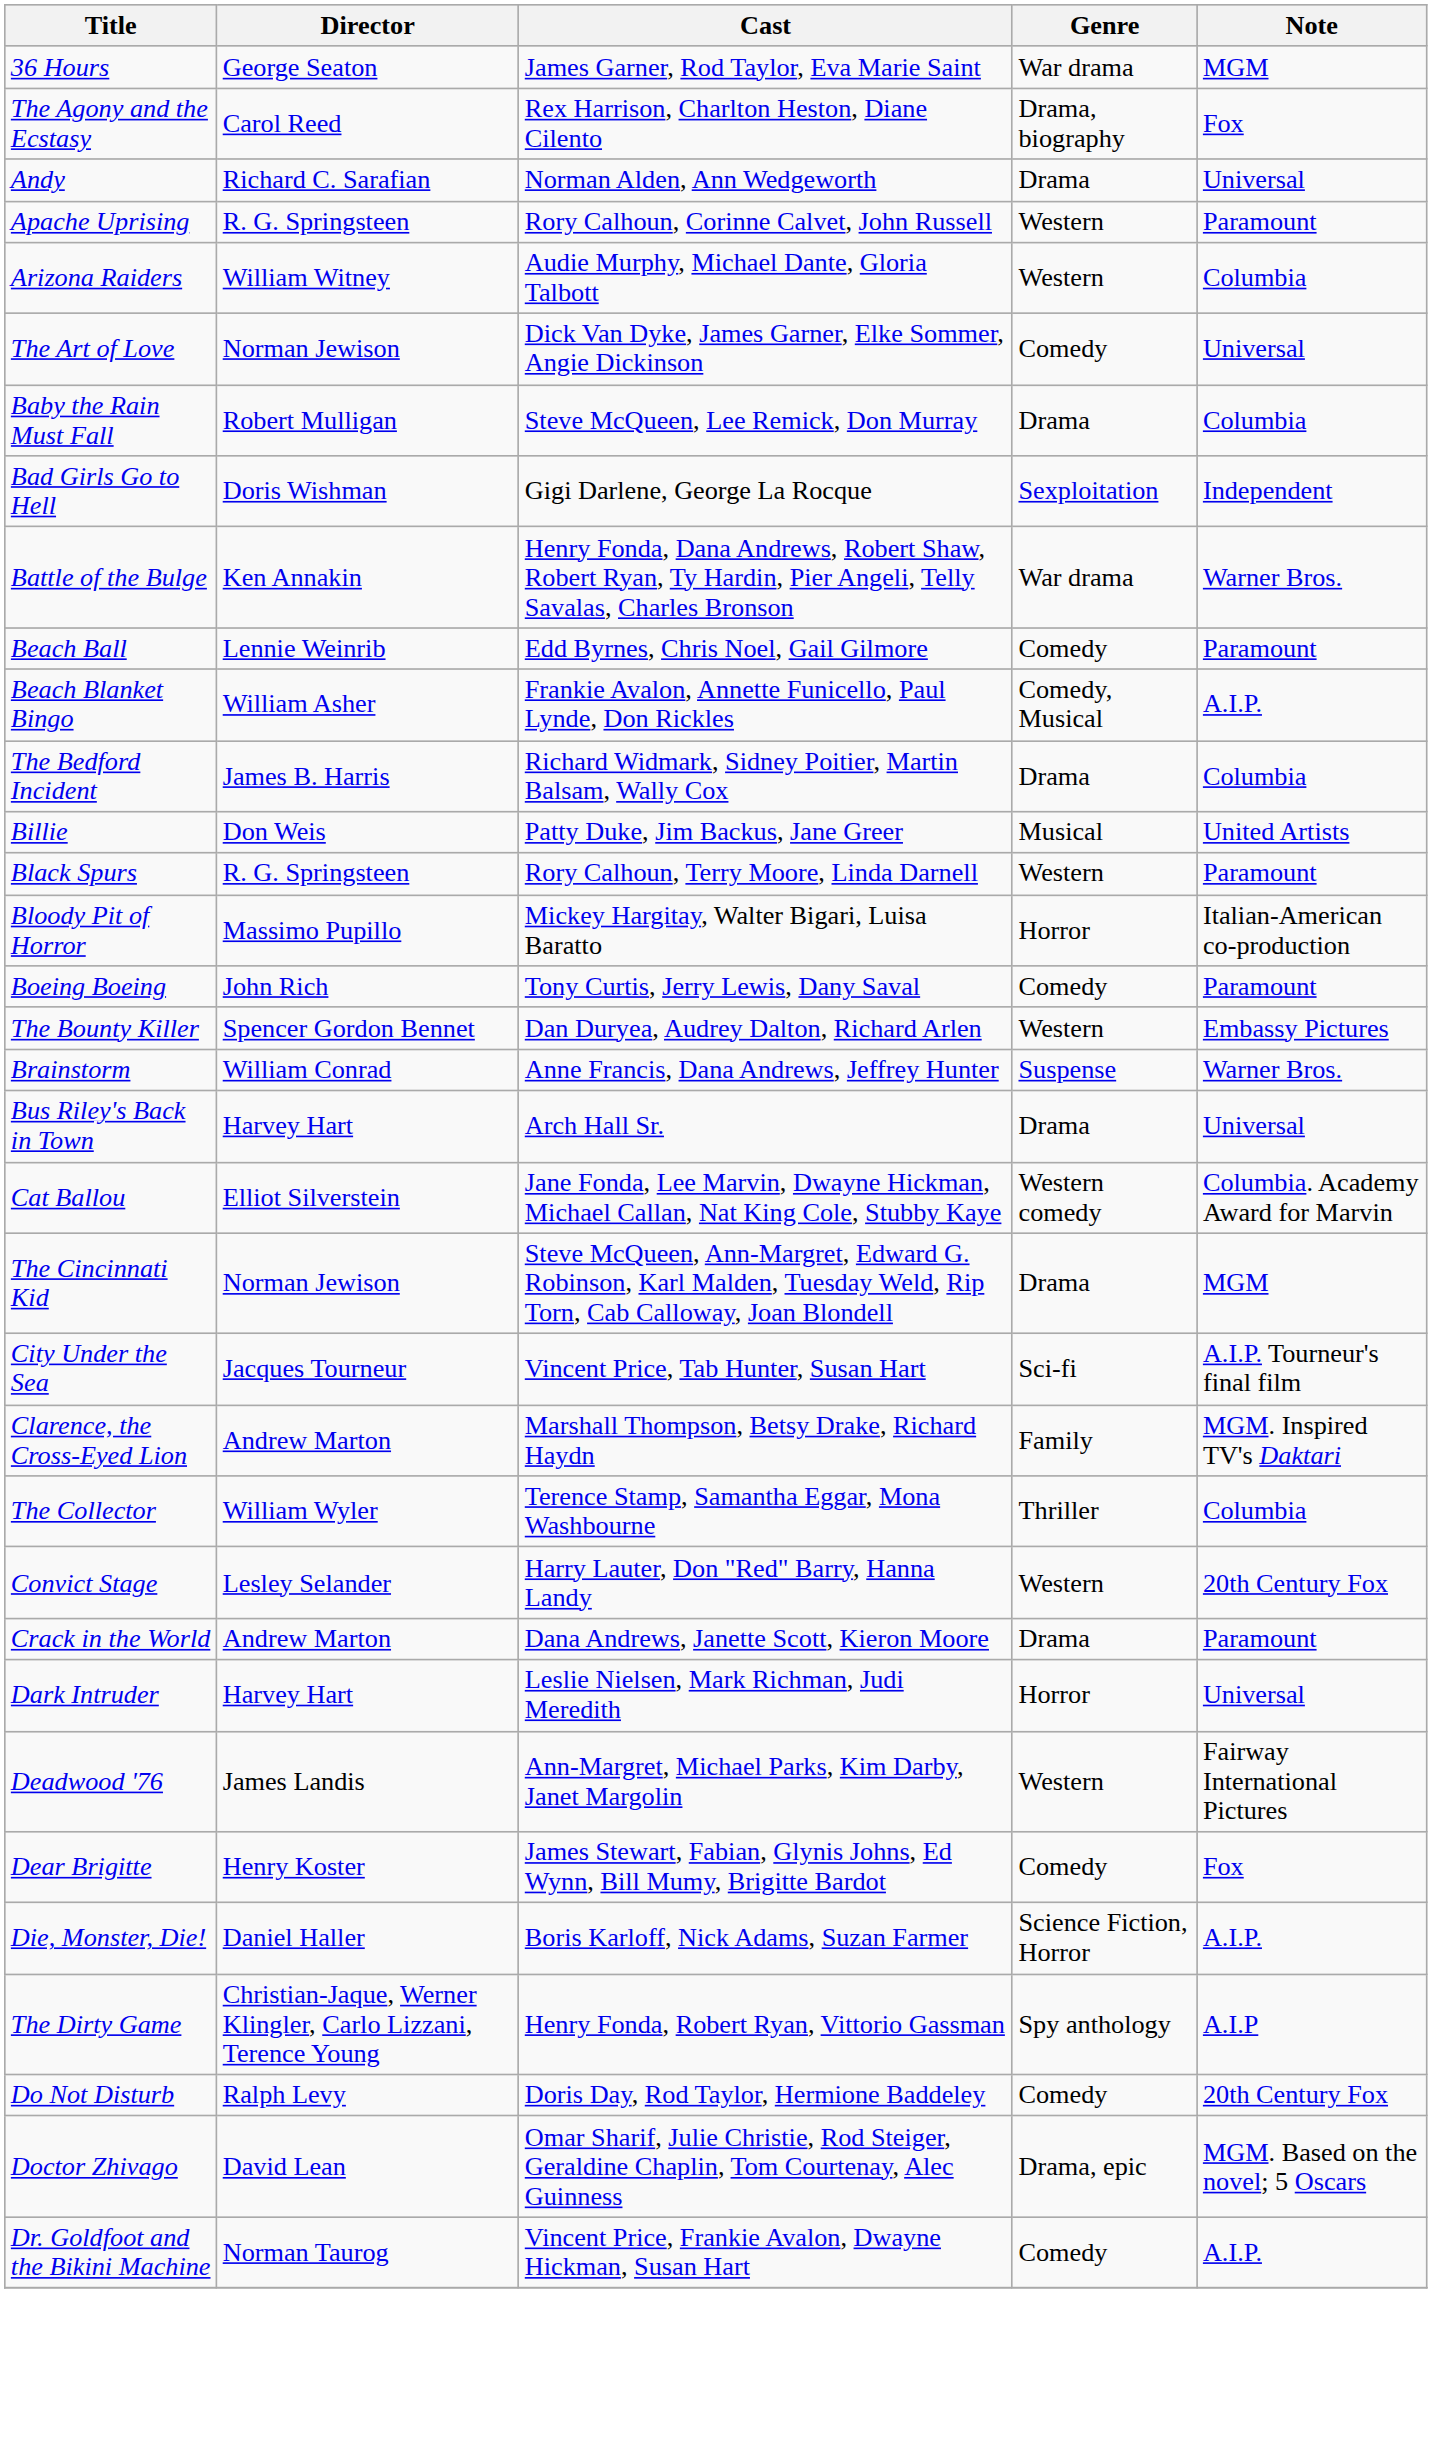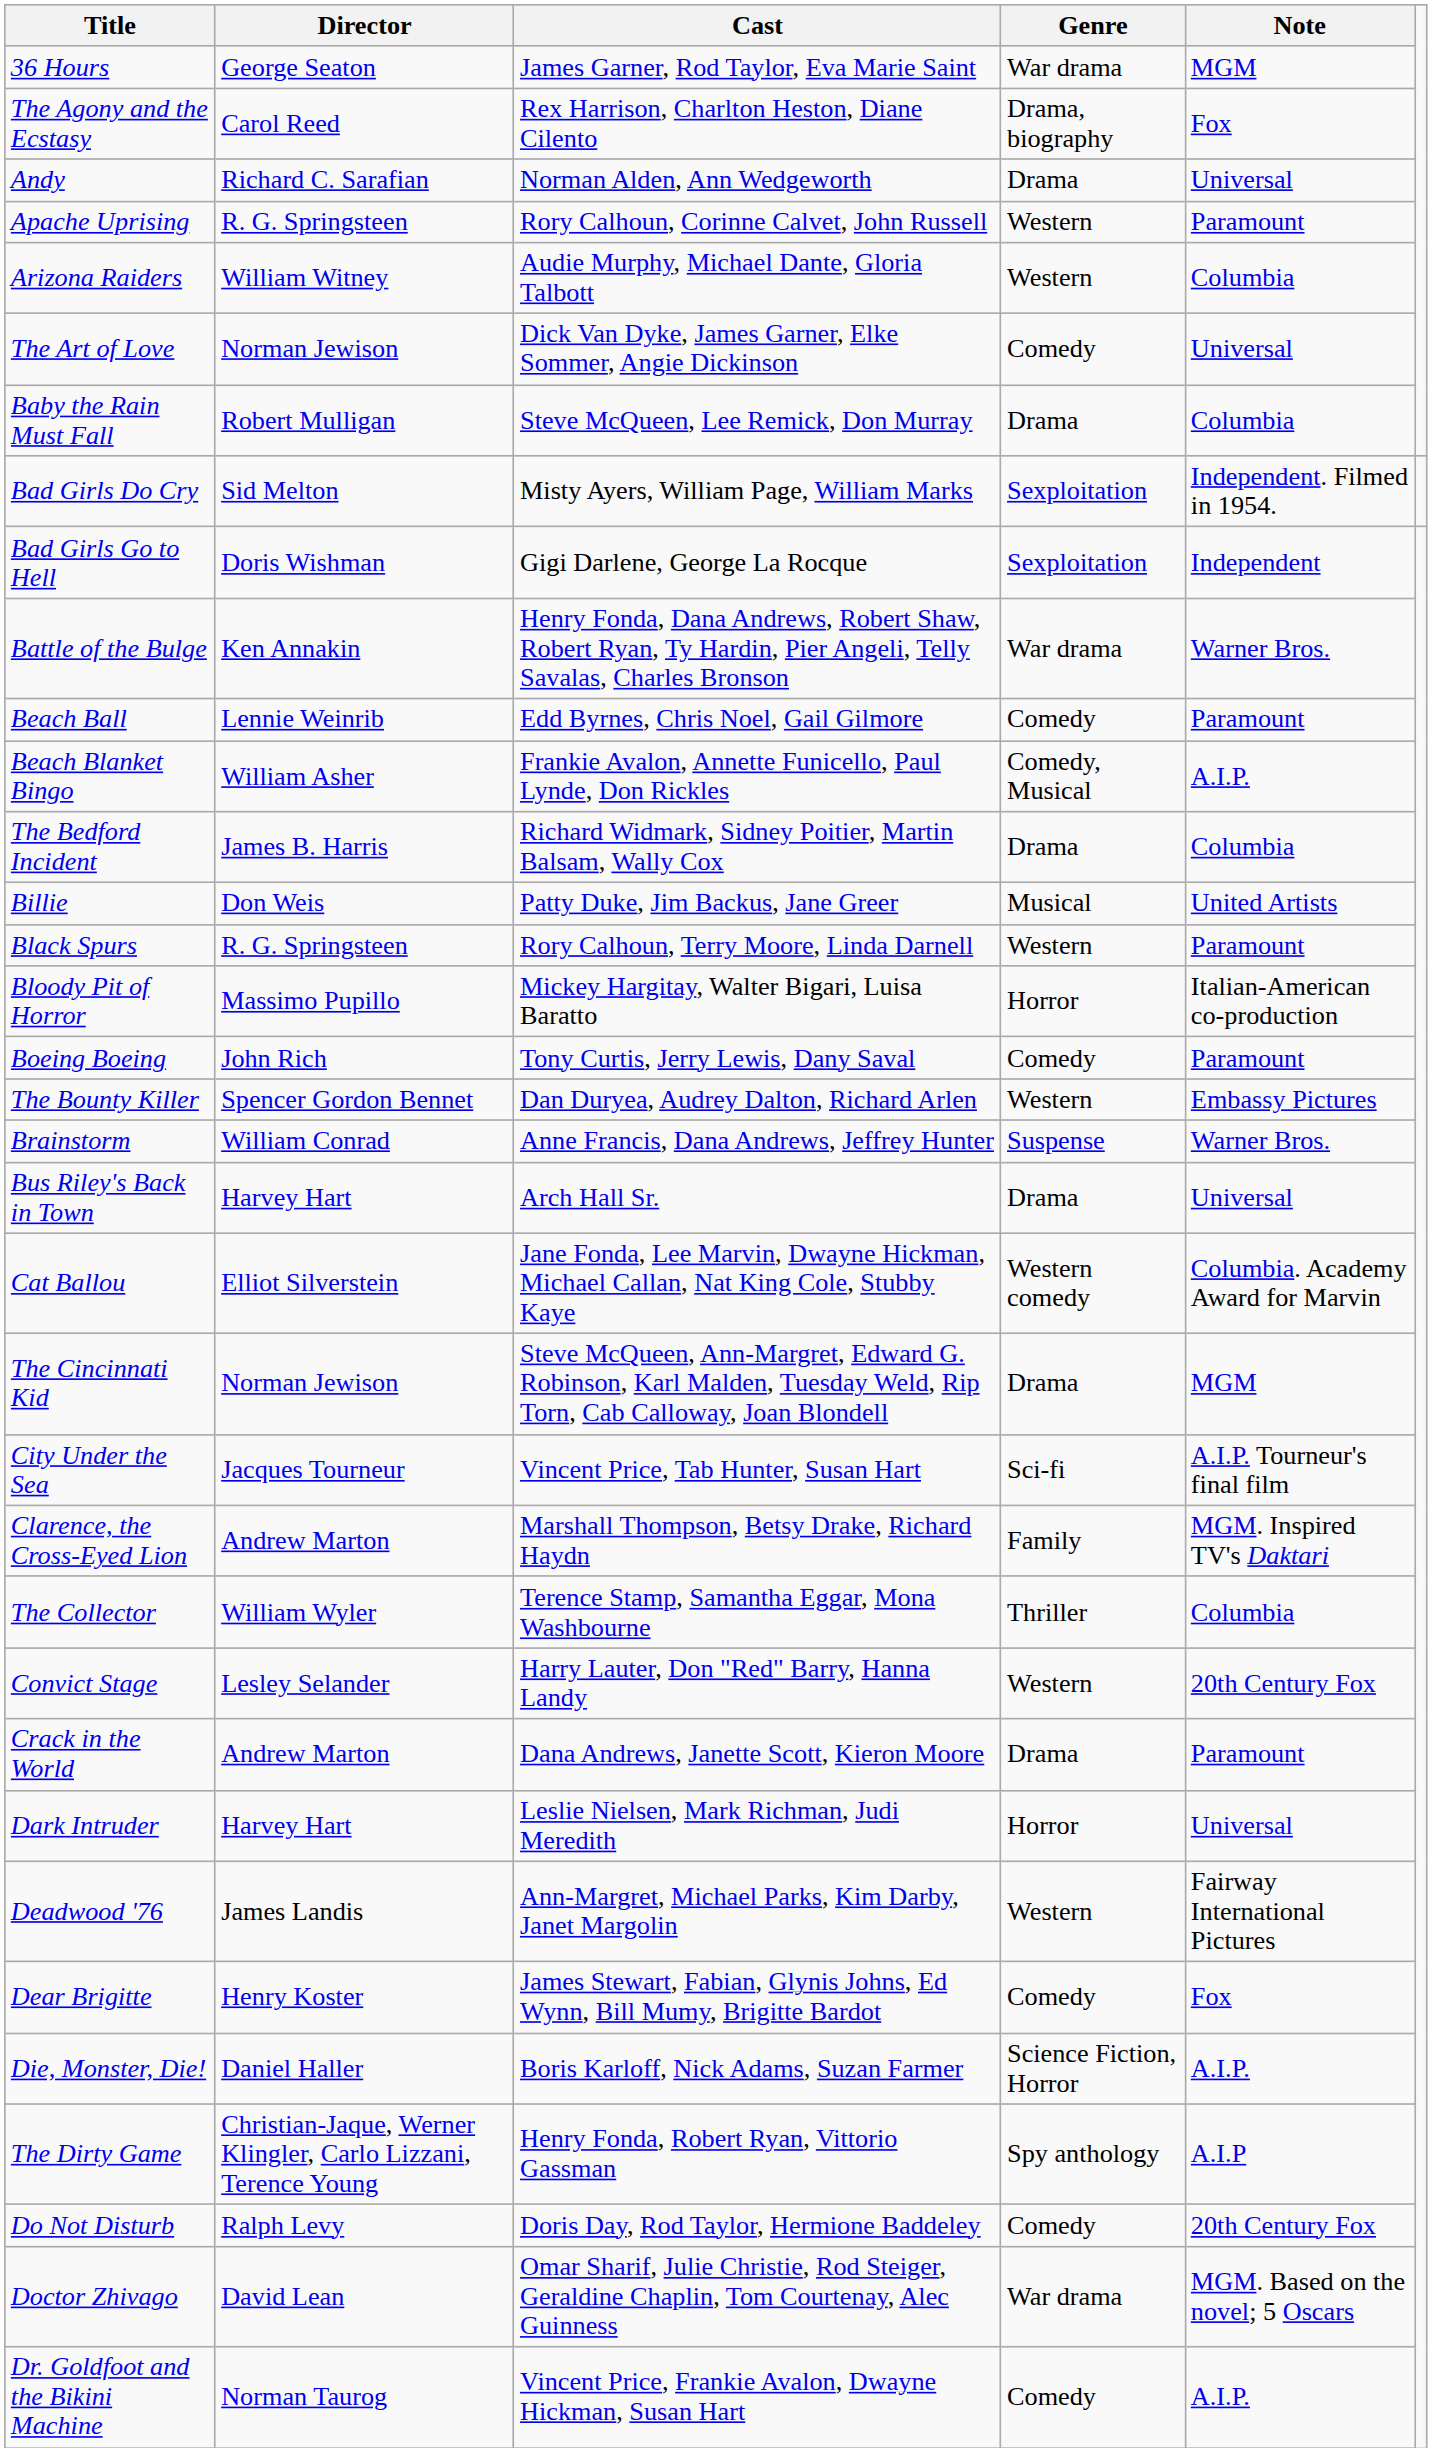+ row: (105, 491)
(1083, 2166) Drama, epic -> (1065, 2296) War drama
